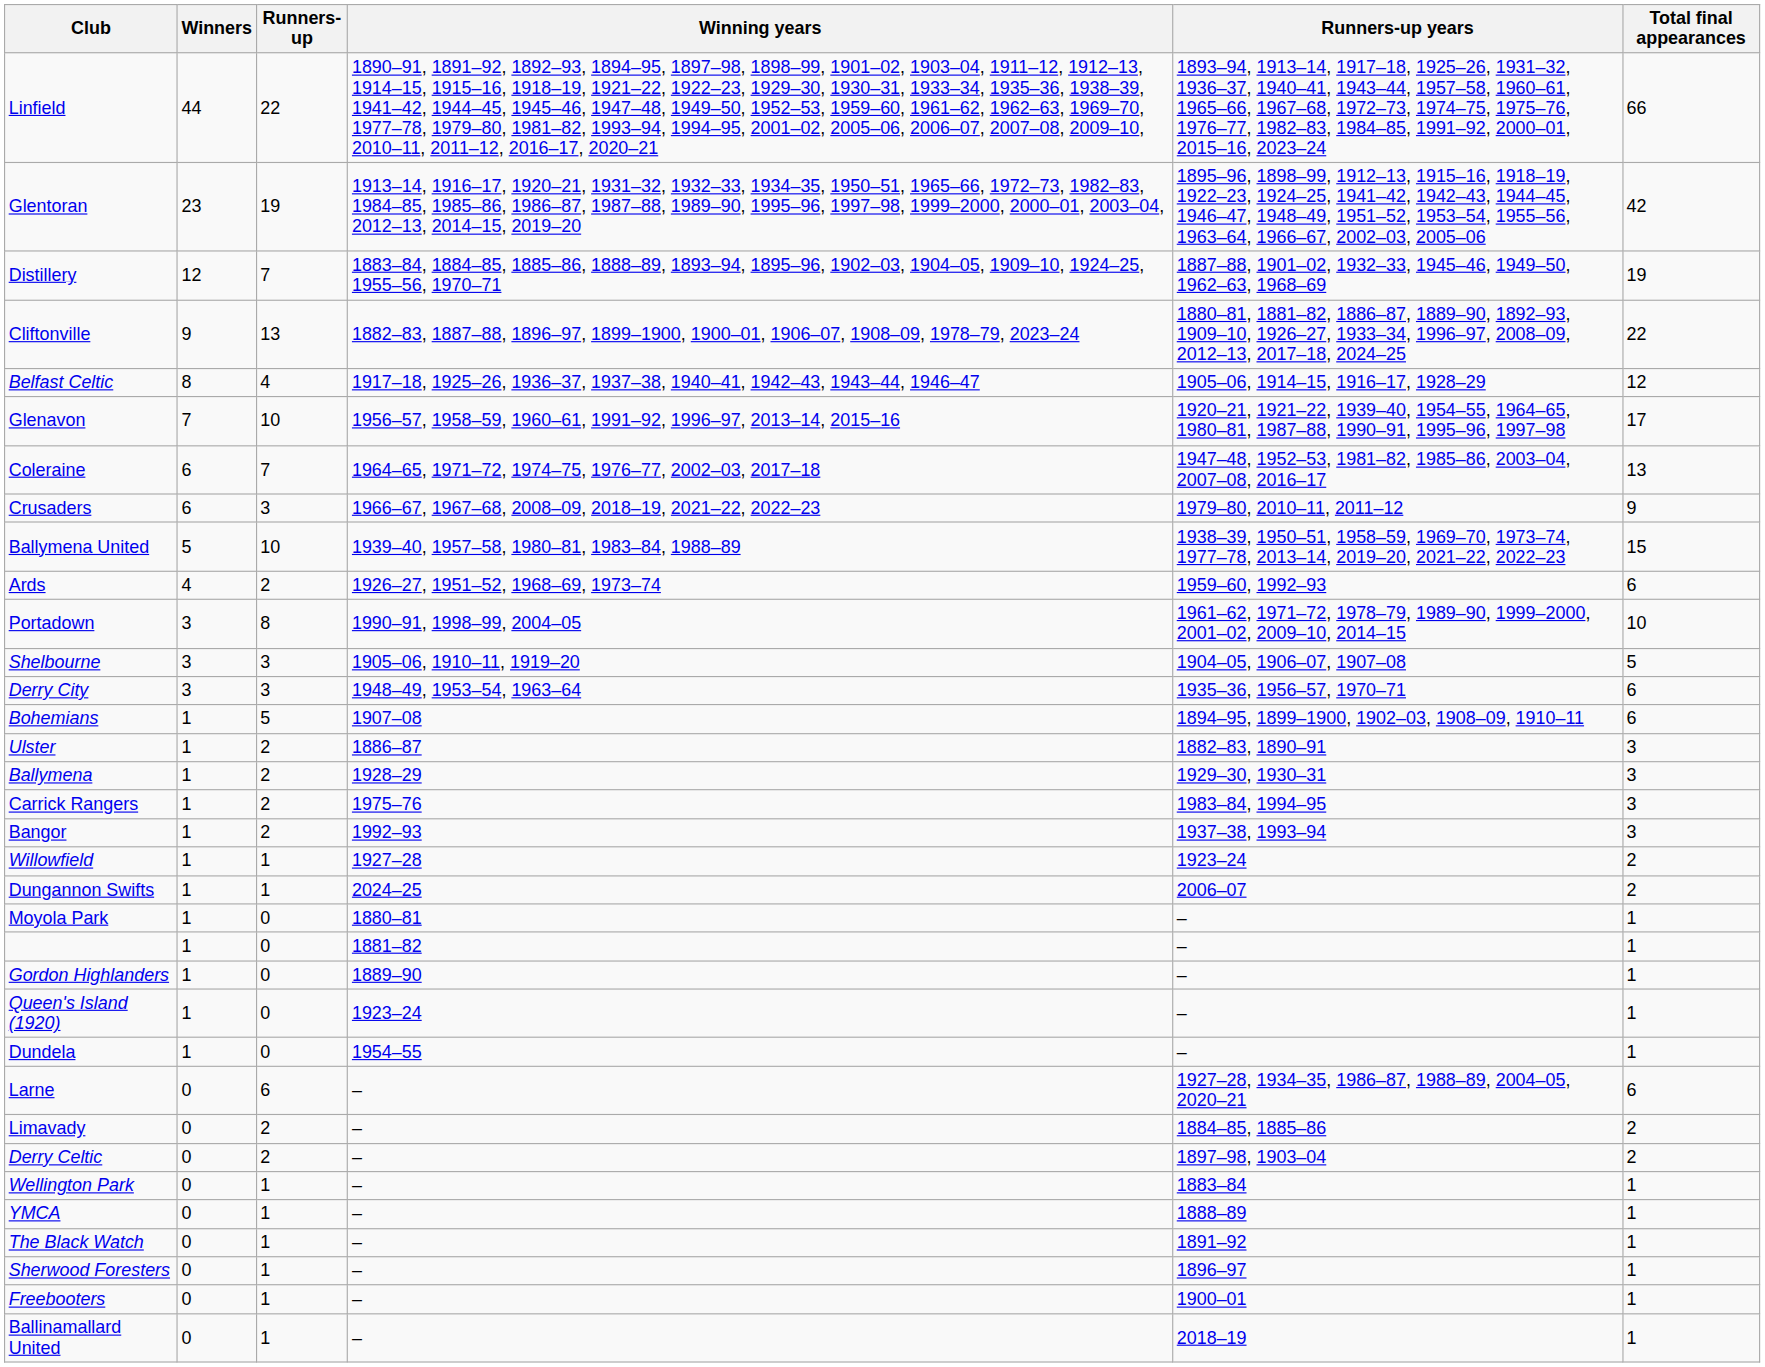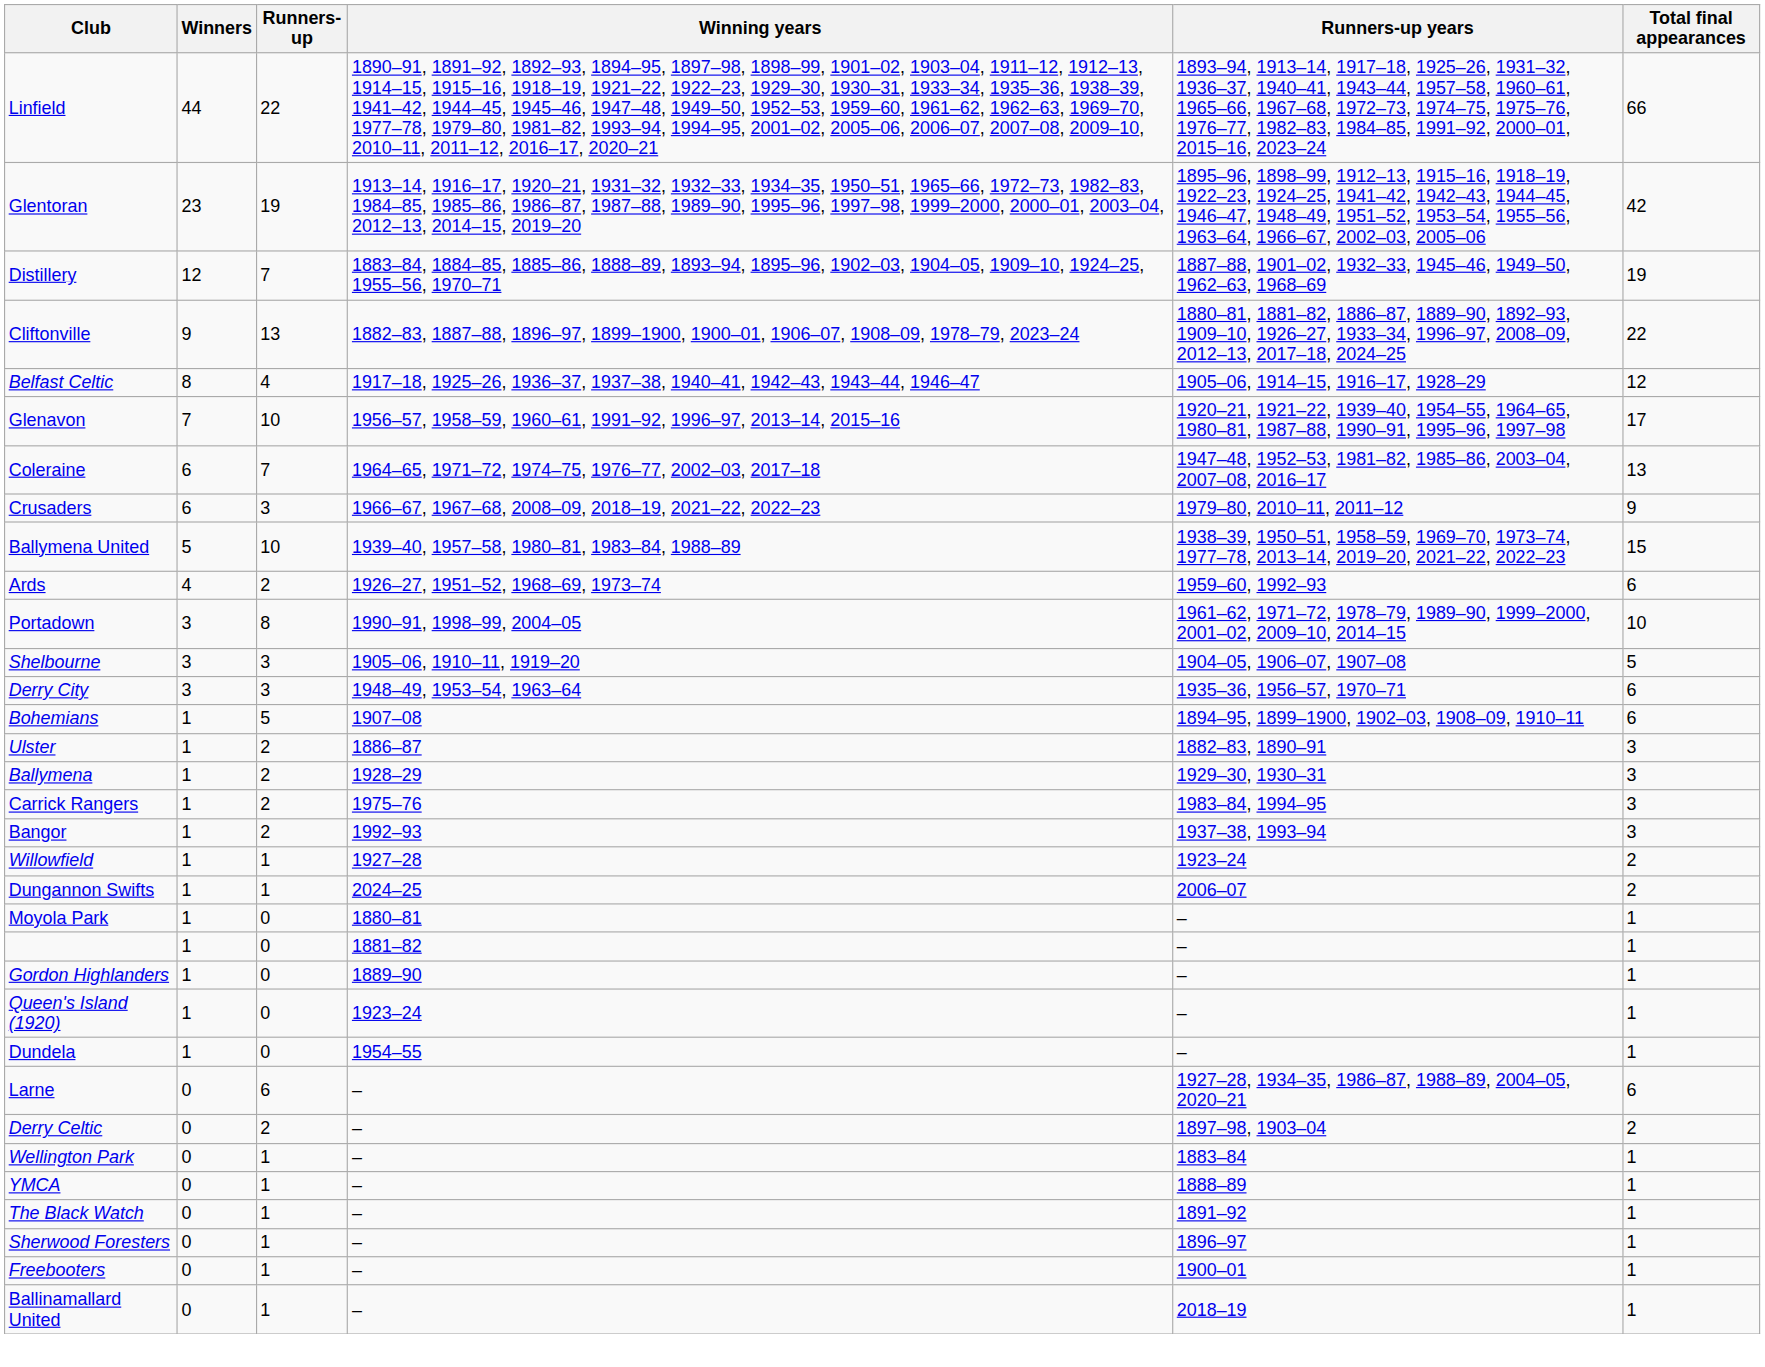- row: (47, 1128)
